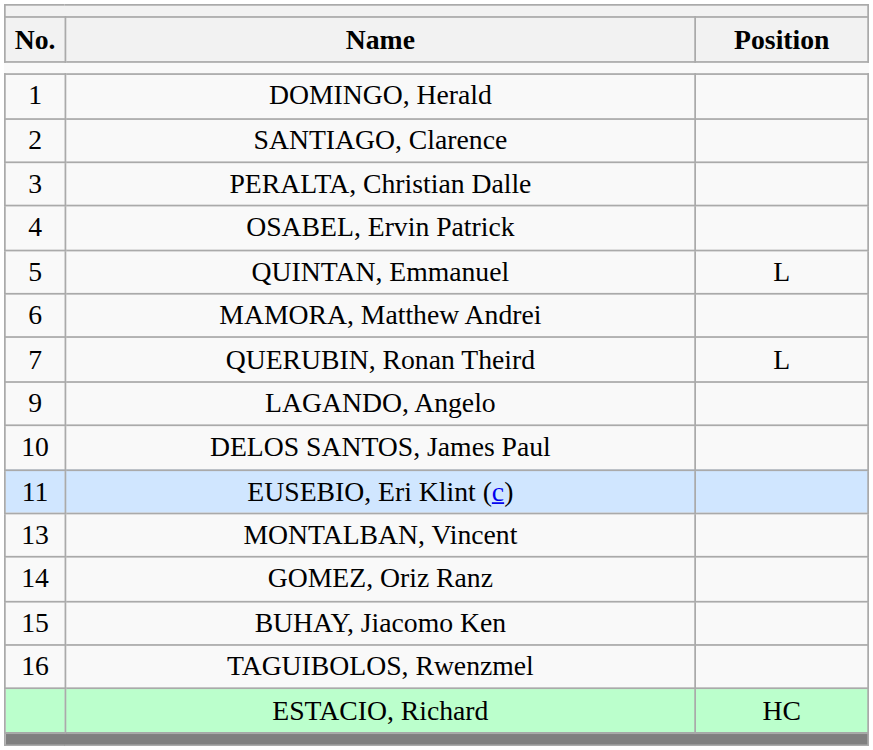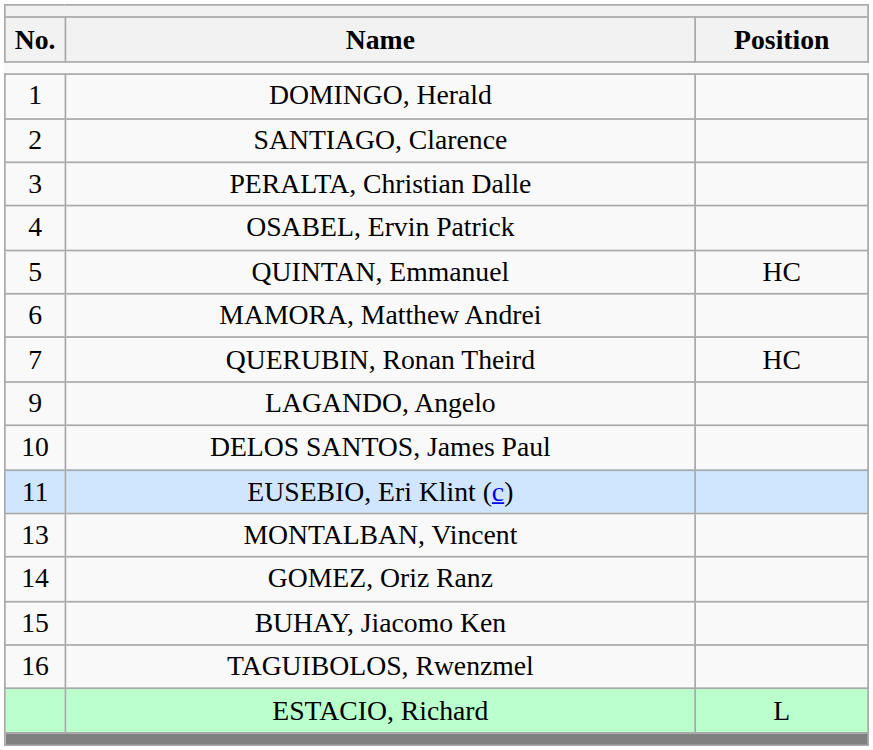(782, 271) L -> (782, 271) HC
(782, 359) L -> (782, 359) HC
(782, 710) HC -> (782, 710) L
